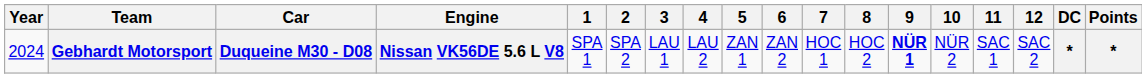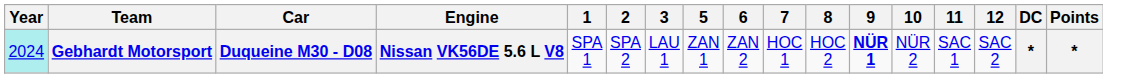- column: (703, 17)
(26, 51) no background -> (26, 51) paleturquoise background
